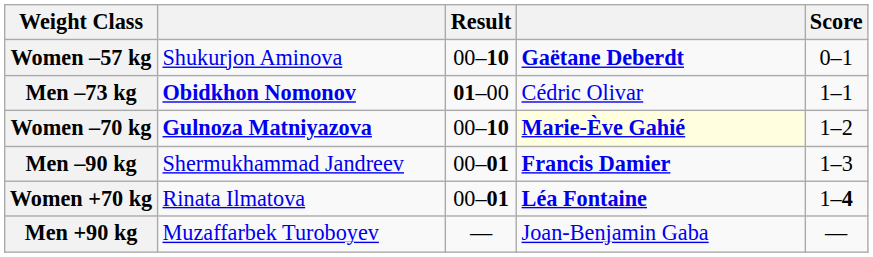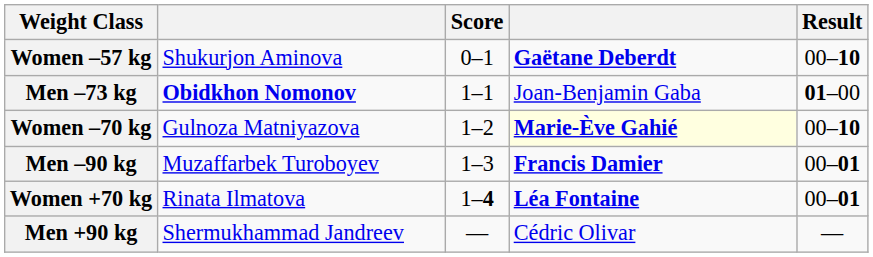columns swapped: (481, 22) <-> (836, 22)
(582, 92) Cédric Olivar -> (607, 92) Joan-Benjamin Gaba
(267, 127) bold -> (261, 127) normal
(283, 163) Shermukhammad Jandreev -> (271, 163) Muzaffarbek Turoboyev
(271, 233) Muzaffarbek Turoboyev -> (283, 233) Shermukhammad Jandreev
(615, 233) Joan-Benjamin Gaba -> (575, 233) Cédric Olivar
